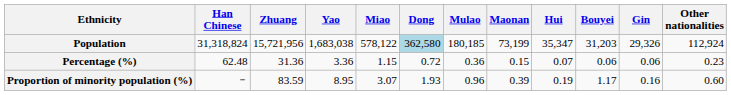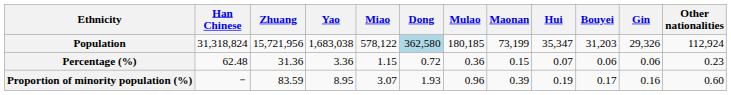(607, 80) 1.17 -> (607, 80) 0.17
